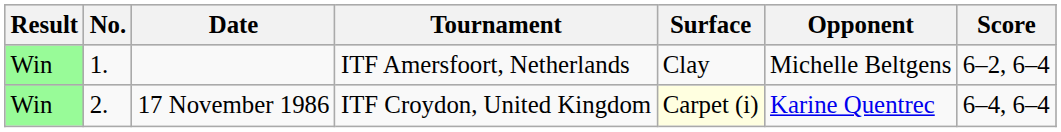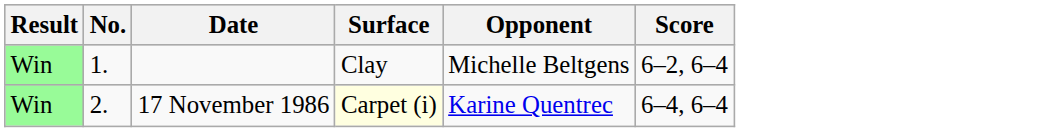- column: (496, 24)
